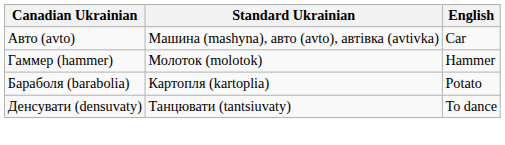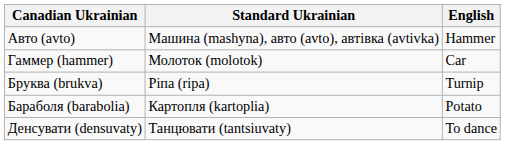(456, 38) Car -> (470, 38) Hammer
(470, 60) Hammer -> (456, 60) Car
+ row: (55, 83)
